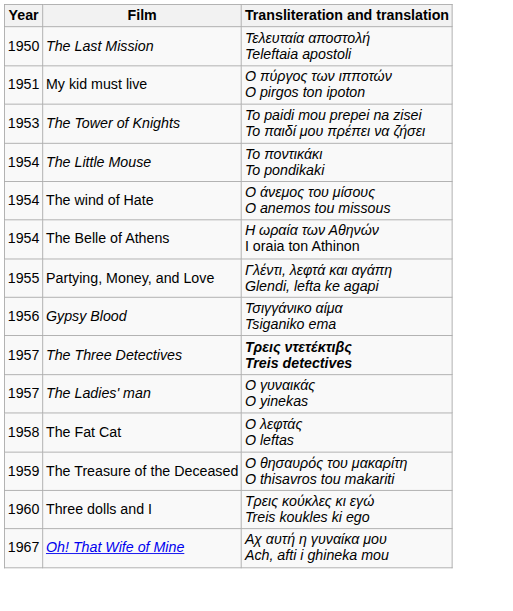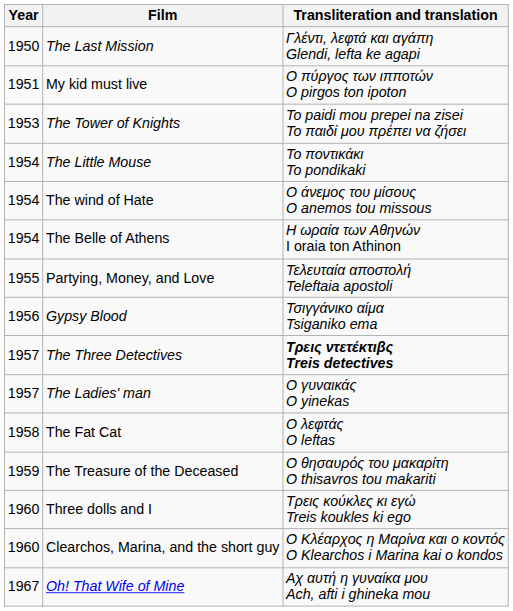(307, 46) Τελευταία αποστολή Teleftaia apostoli -> (360, 46) Γλέντι, λεφτά και αγάπη Glendi, lefta ke agapi
(319, 278) Γλέντι, λεφτά και αγάπη Glendi, lefta ke agapi -> (349, 278) Τελευταία αποστολή Teleftaia apostoli
+ row: (163, 548)
